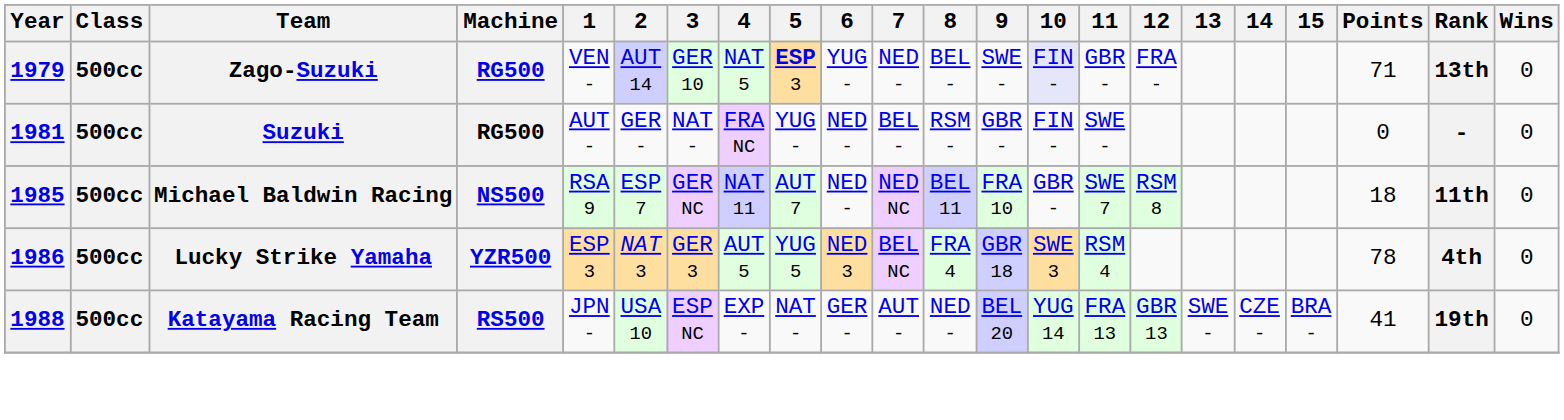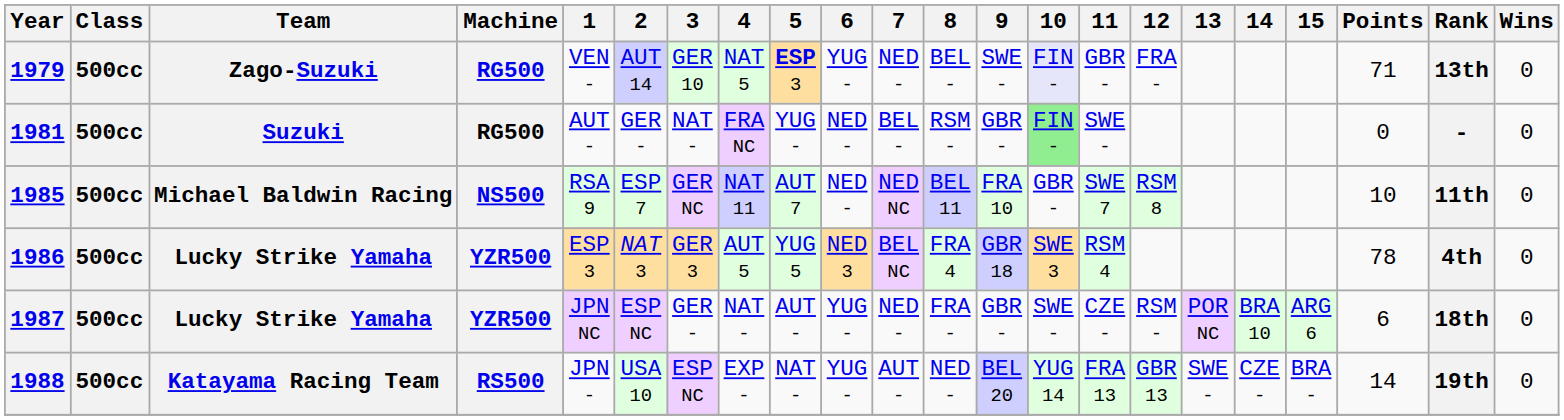(1053, 134) no background -> (1053, 134) lightgreen background
(1383, 197) 18 -> (1383, 197) 10
+ row: (37, 321)
(847, 320) GER - -> (847, 382) YUG -
(1383, 321) 41 -> (1383, 383) 14
